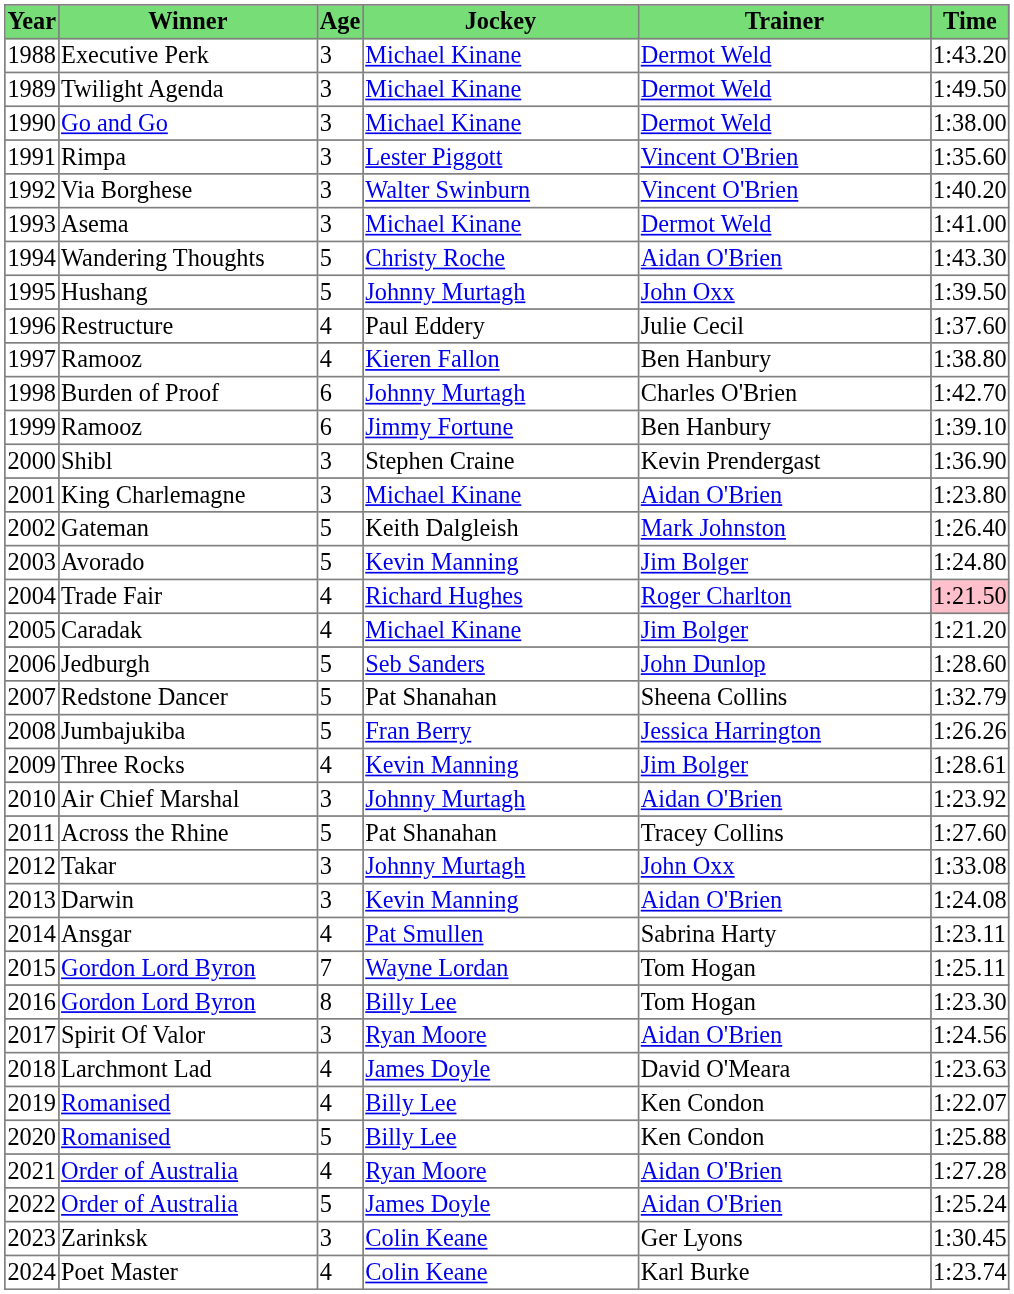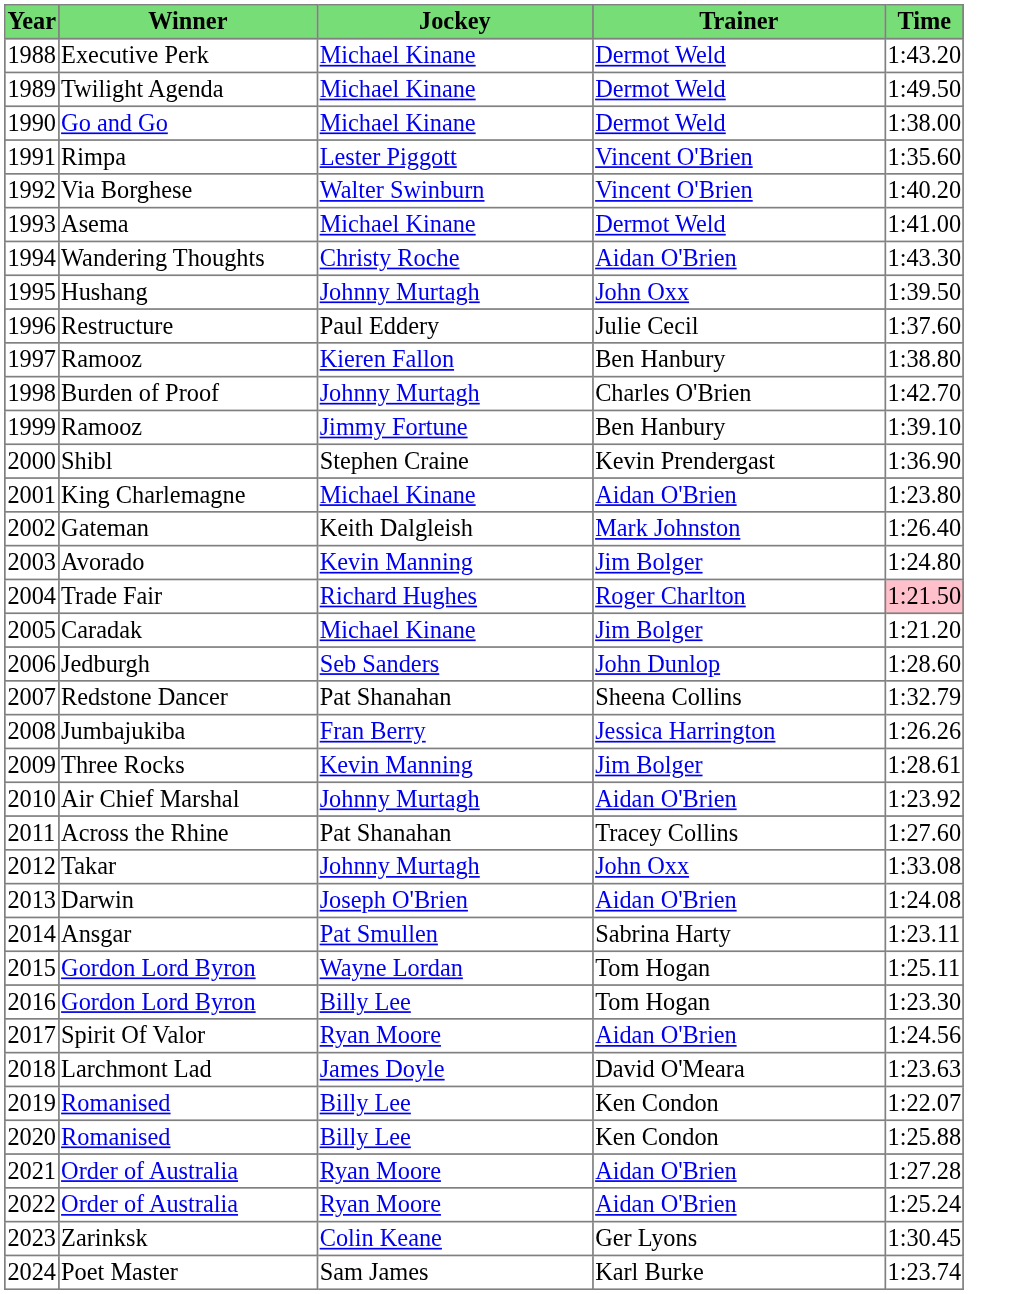- column: (340, 21)
(442, 900) Kevin Manning -> (394, 900) Joseph O'Brien
(428, 1204) James Doyle -> (380, 1204) Ryan Moore
(426, 1272) Colin Keane -> (374, 1272) Sam James
